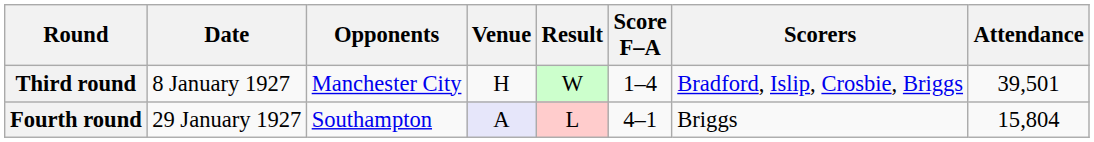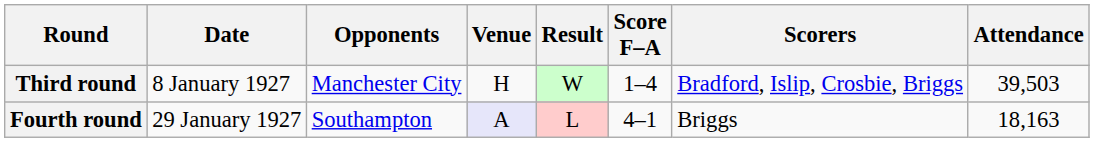(1029, 83) 39,501 -> (1029, 83) 39,503
(1029, 119) 15,804 -> (1029, 119) 18,163
